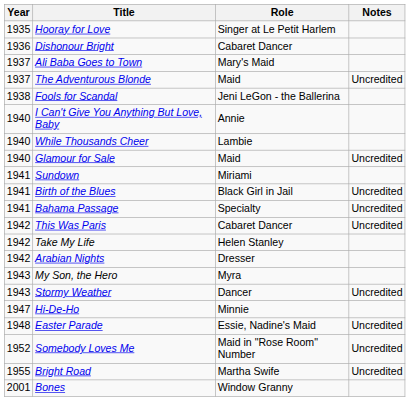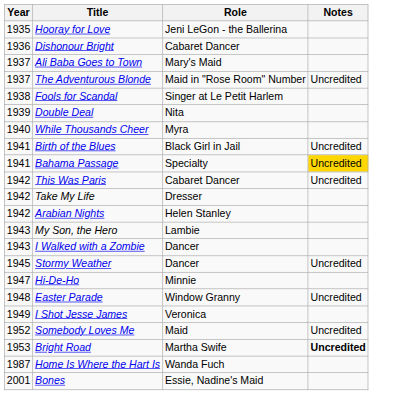(277, 29) Singer at Le Petit Harlem -> (226, 29) Jeni LeGon - the Ballerina
(229, 79) Maid -> (235, 79) Maid in "Rose Room" Number
(279, 96) Jeni LeGon - the Ballerina -> (224, 96) Singer at Le Petit Harlem
+ row: (64, 113)
- row: (119, 119)
(235, 141) Lambie -> (177, 130) Myra
- row: (75, 158)
- row: (57, 175)
(377, 208) no background -> (336, 163) gold background
(251, 242) Helen Stanley -> (183, 197) Dresser
(236, 259) Dresser -> (198, 213) Helen Stanley
(229, 275) Myra -> (182, 230) Lambie
+ row: (90, 247)
(19, 292) 1943 -> (19, 264) 1945
(267, 326) Essie, Nadine's Maid -> (203, 297) Window Granny
+ row: (81, 314)
(268, 348) Maid in "Rose Room" Number -> (176, 331) Maid
(19, 371) 1955 -> (19, 347) 1953
(377, 371) normal -> (338, 347) bold
+ row: (98, 364)
(255, 388) Window Granny -> (214, 381) Essie, Nadine's Maid
